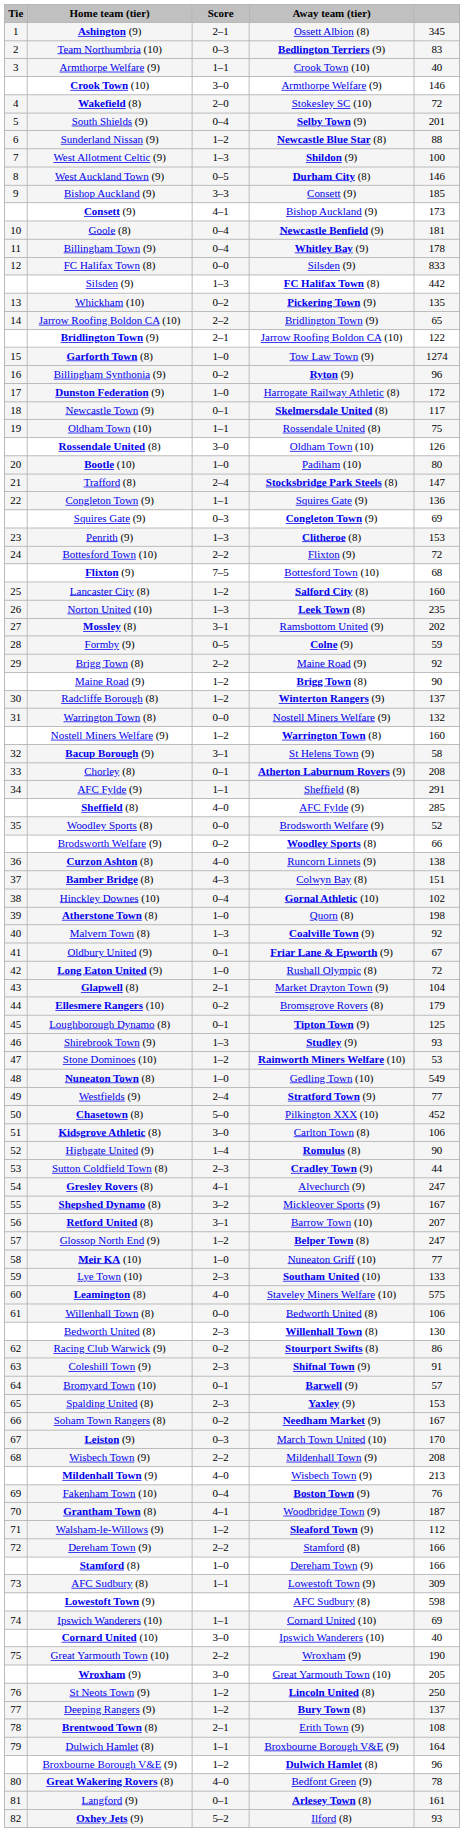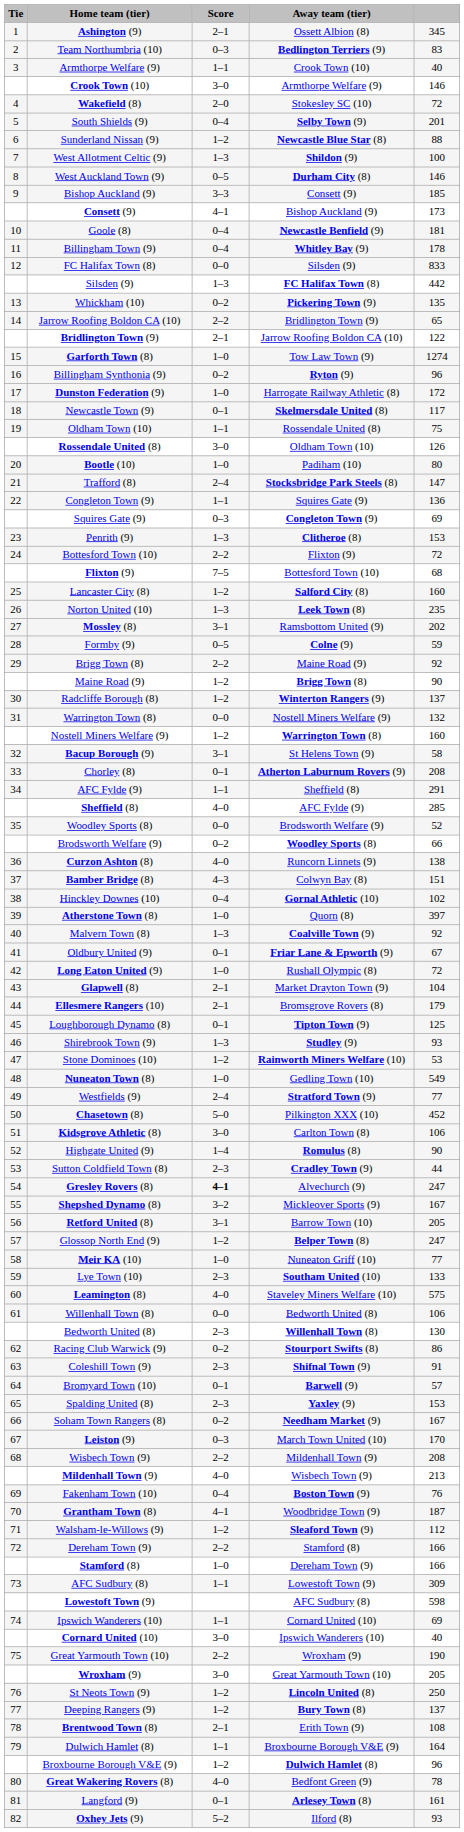(437, 916) 198 -> (437, 916) 397
(221, 1006) 0–2 -> (221, 1006) 2–1
(221, 1187) normal -> (221, 1187) bold
(437, 1223) 207 -> (437, 1223) 205
